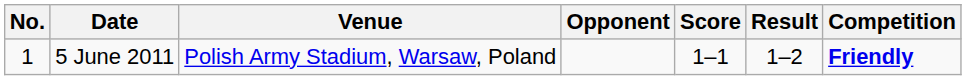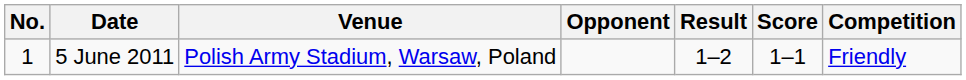columns swapped: (710, 21) <-> (785, 21)
(871, 56) bold -> (867, 56) normal
